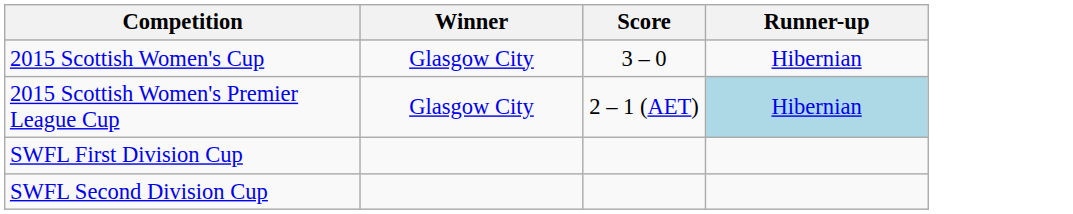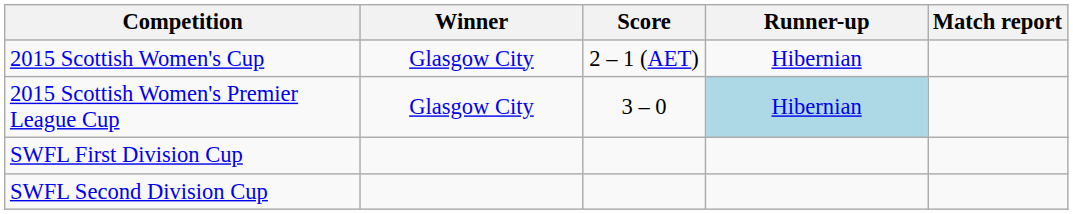+ column: (997, 22)
(644, 58) 3 – 0 -> (644, 58) 2 – 1 (AET)
(644, 106) 2 – 1 (AET) -> (644, 106) 3 – 0
